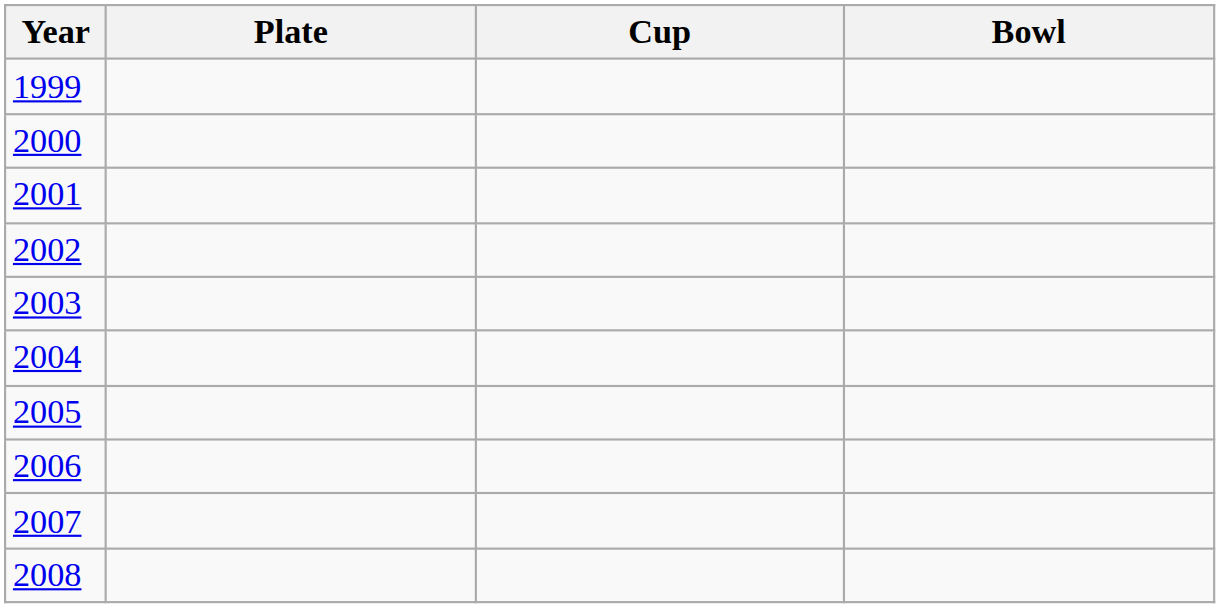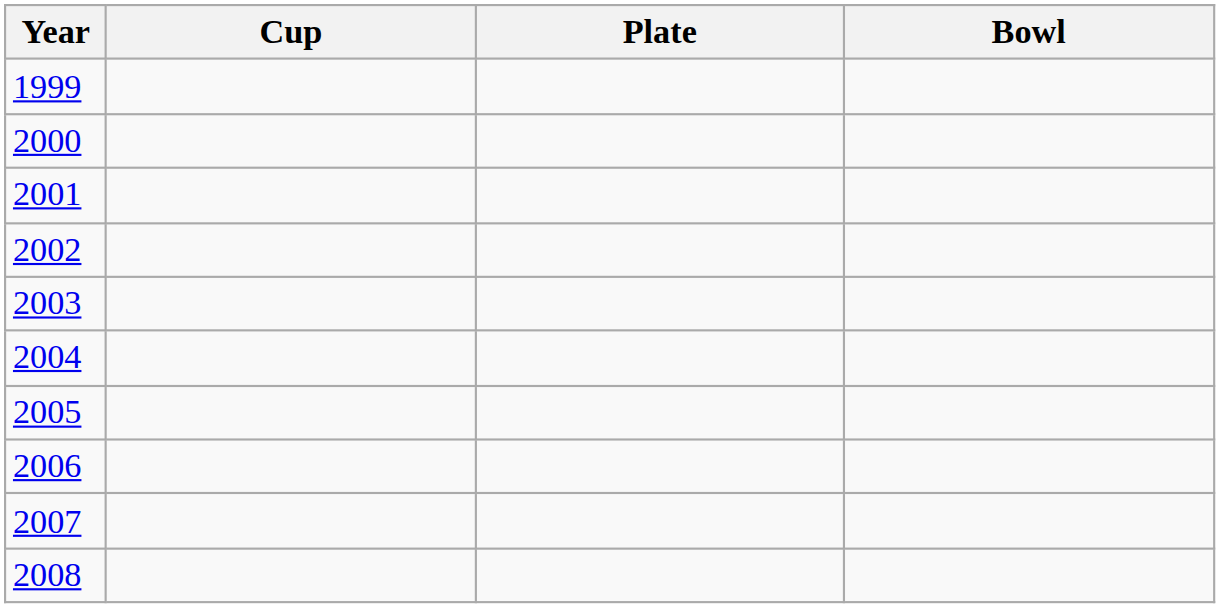columns swapped: (660, 31) <-> (291, 31)
